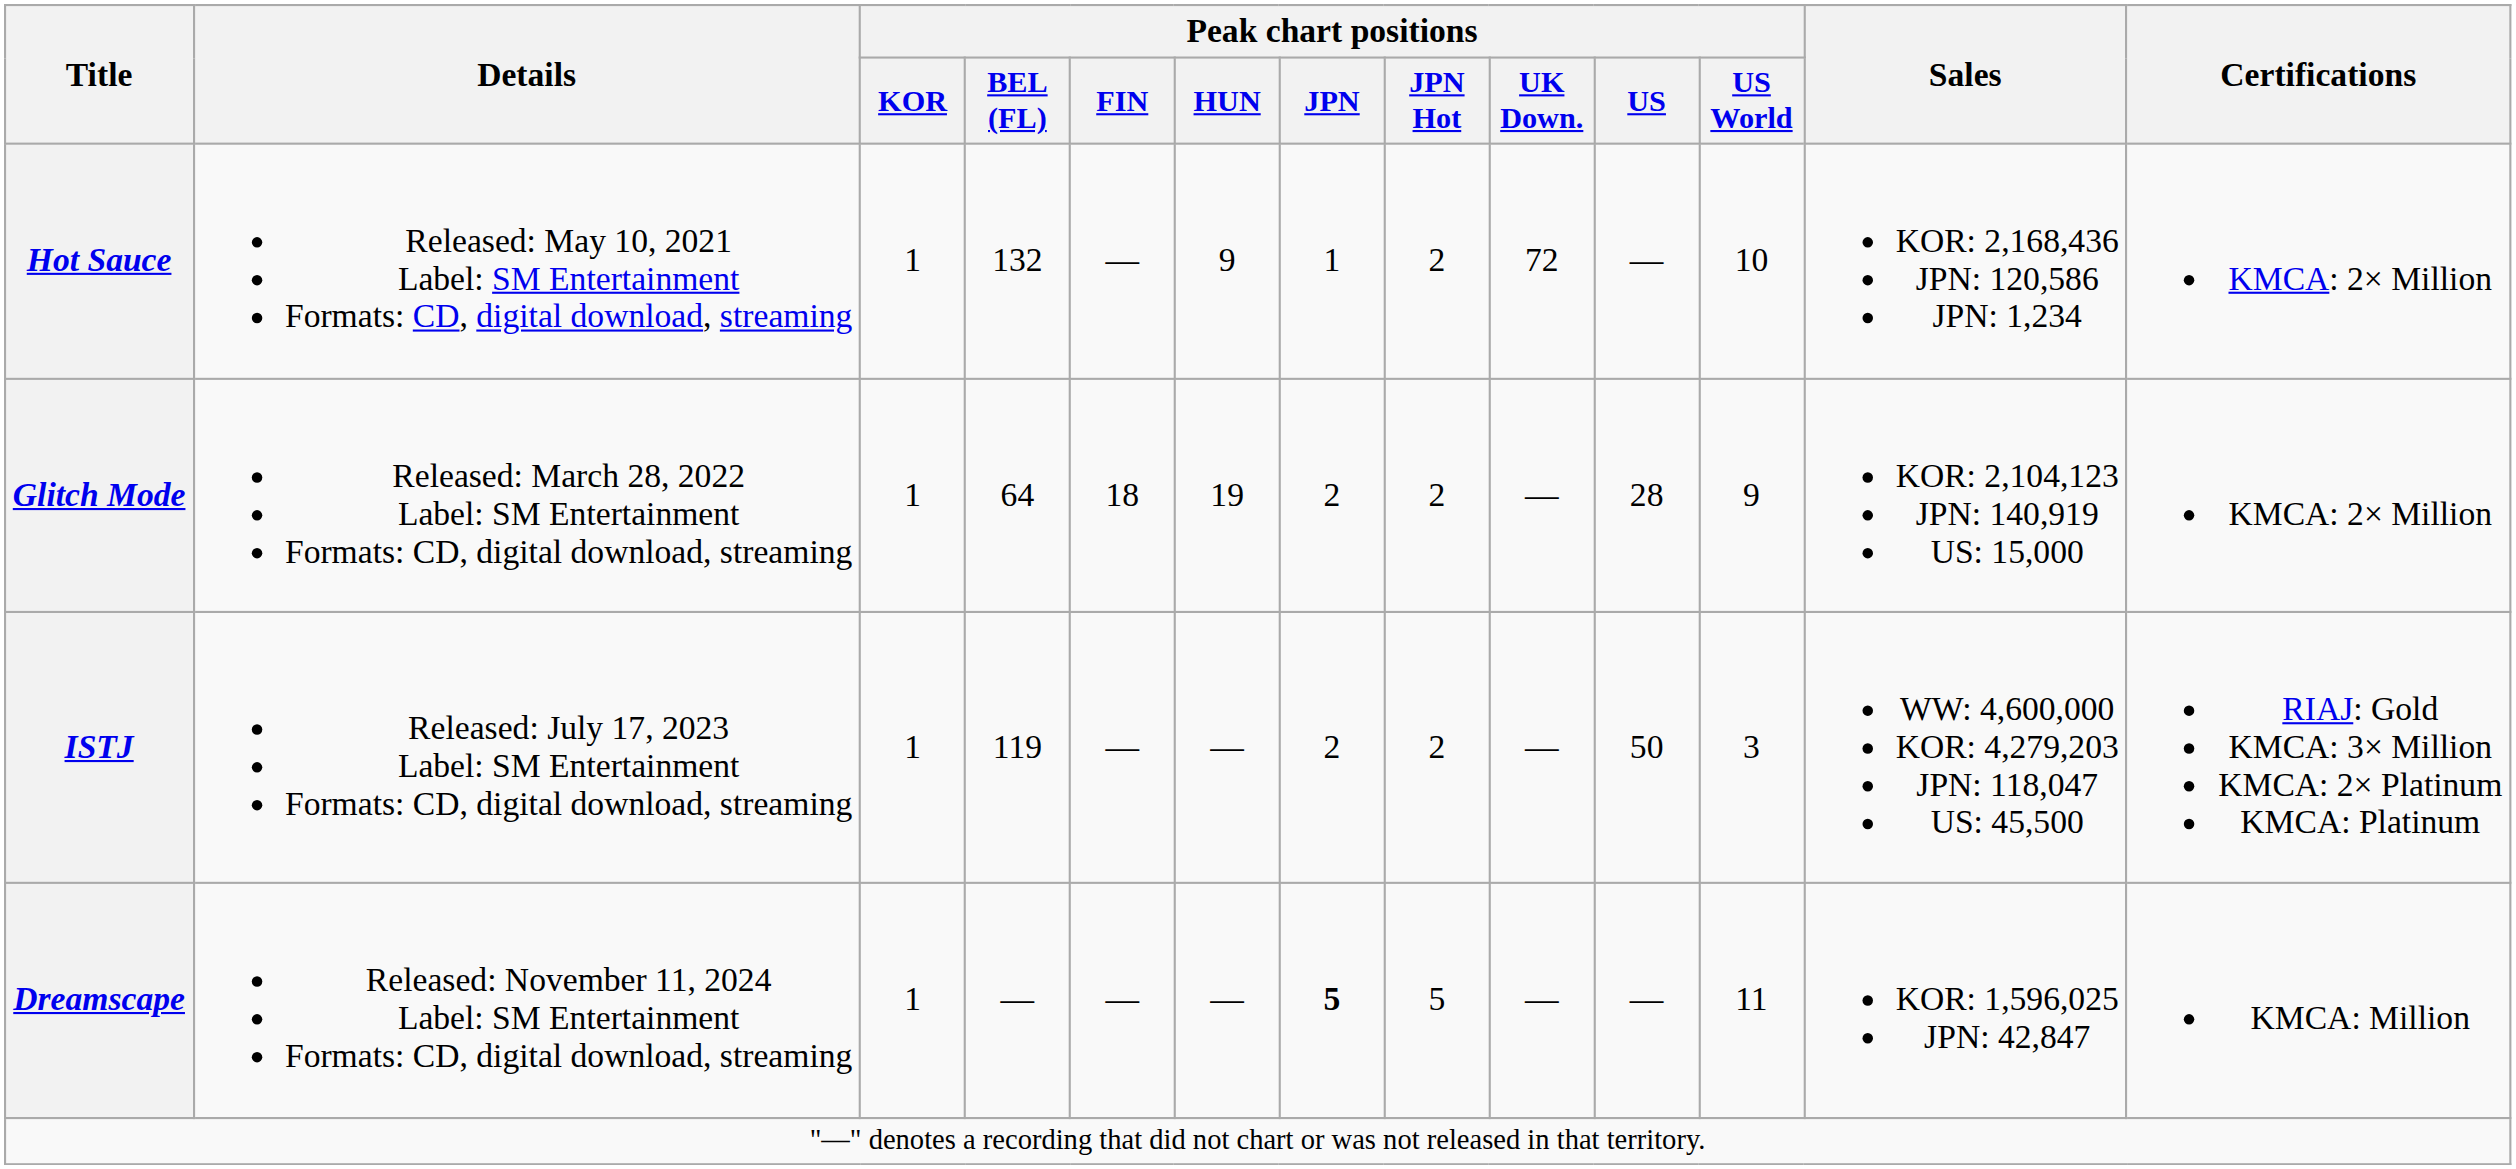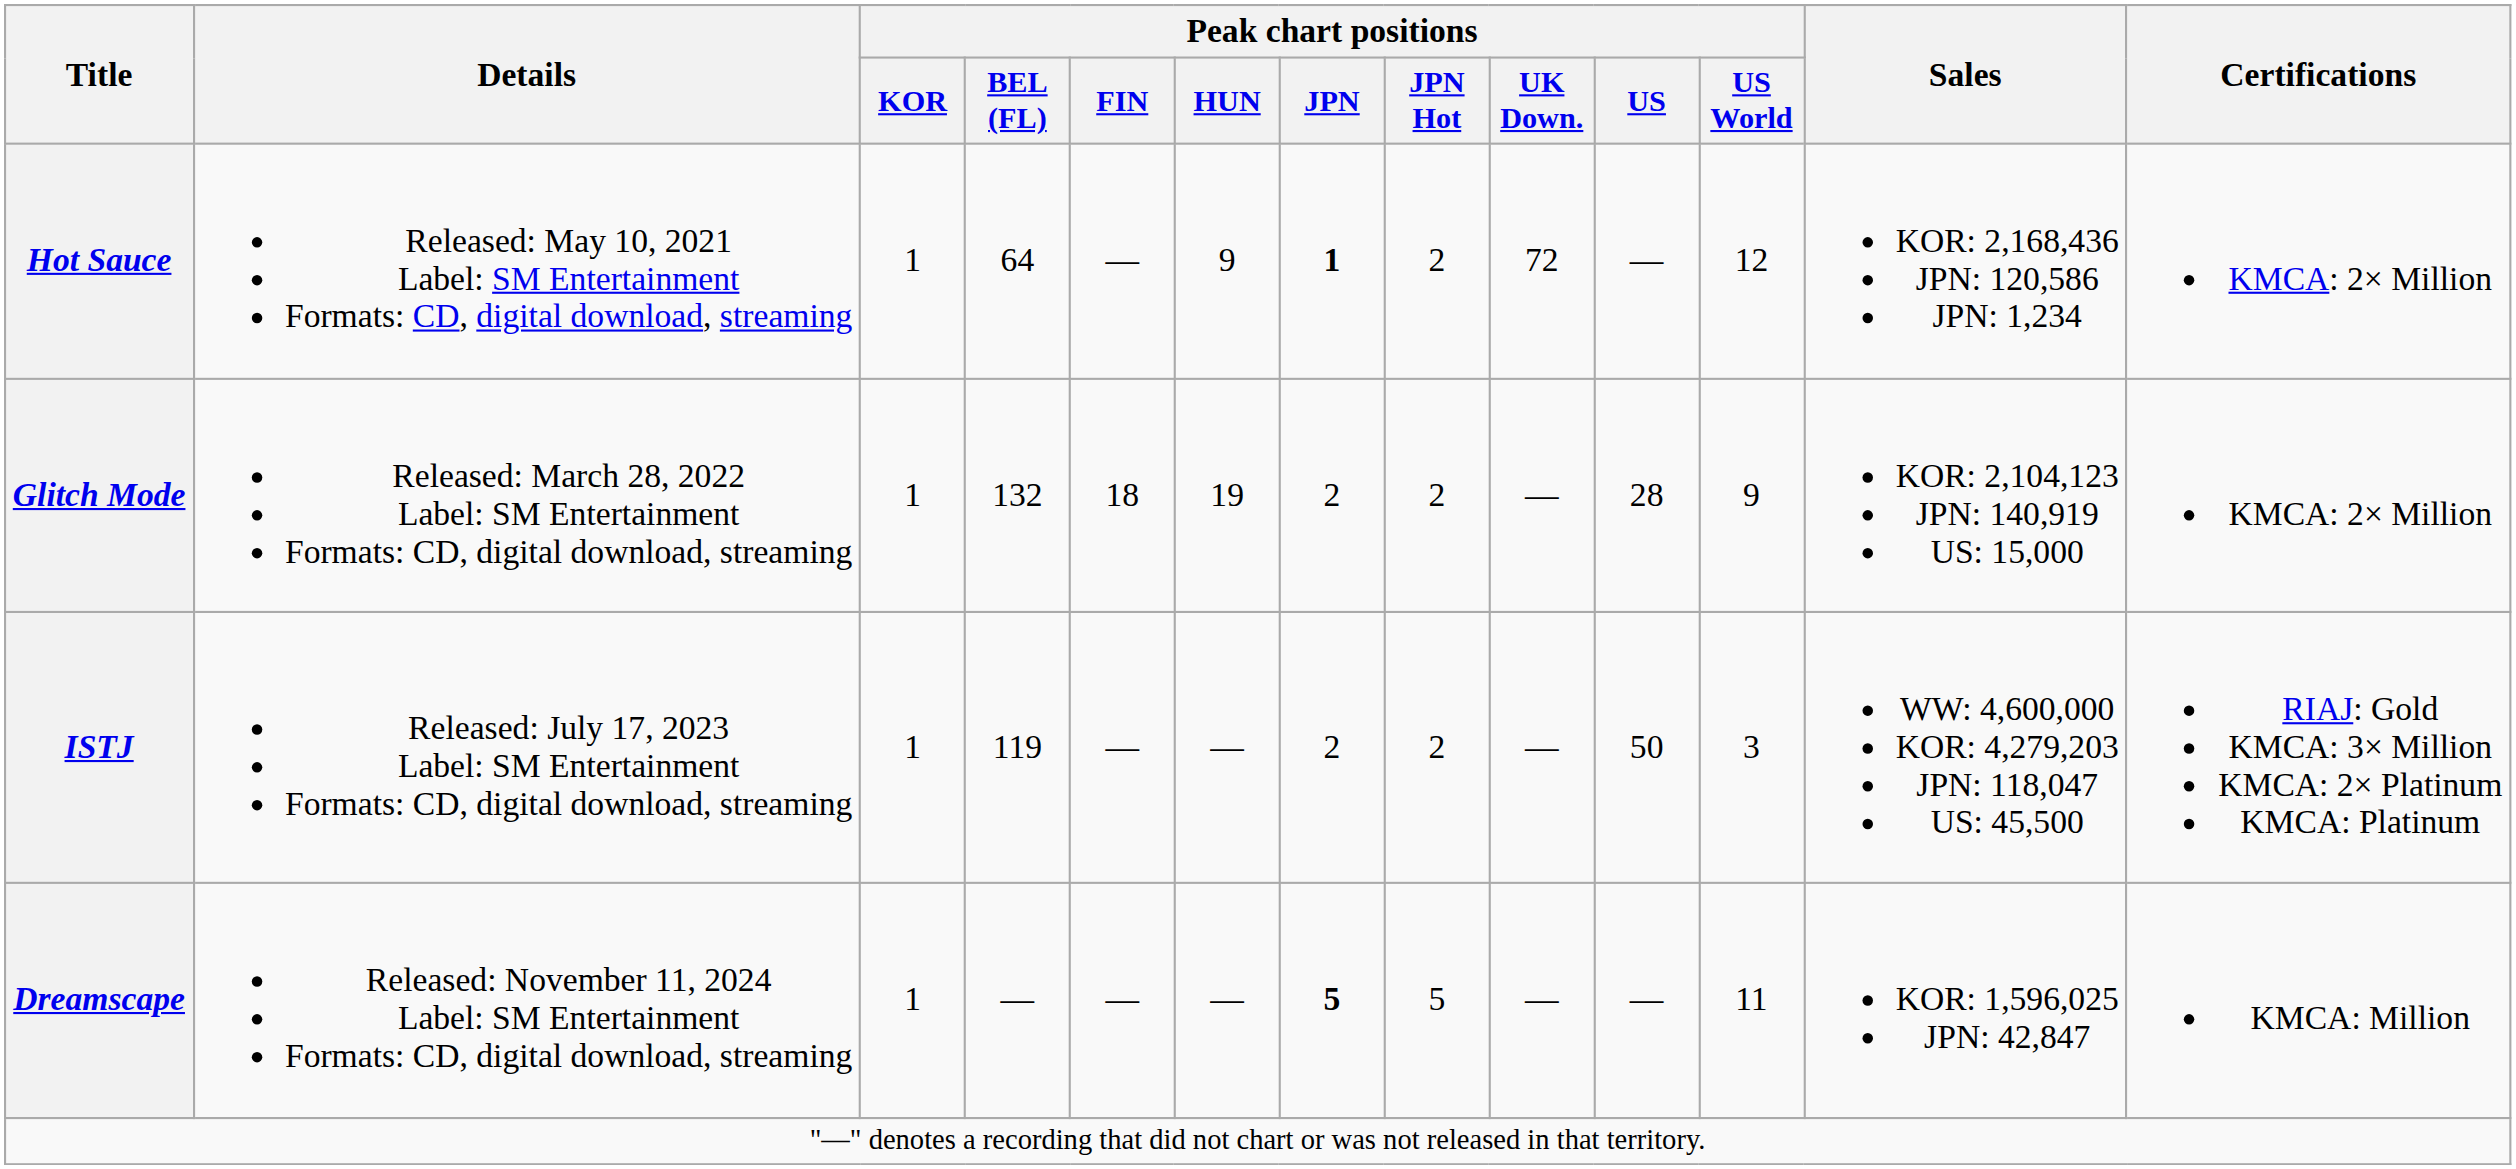(1017, 260) 132 -> (1017, 260) 64
(1332, 260) normal -> (1332, 260) bold
(1751, 260) 10 -> (1751, 260) 12
(1017, 494) 64 -> (1017, 494) 132
